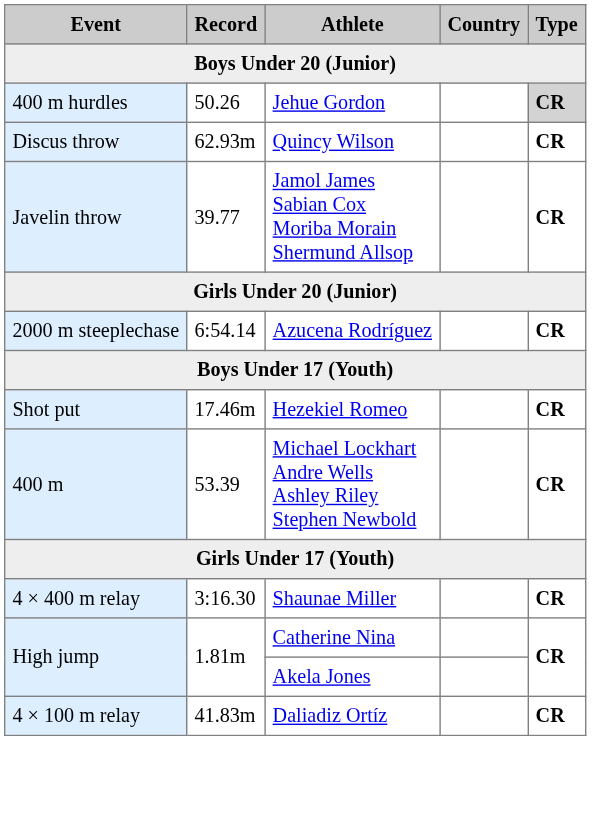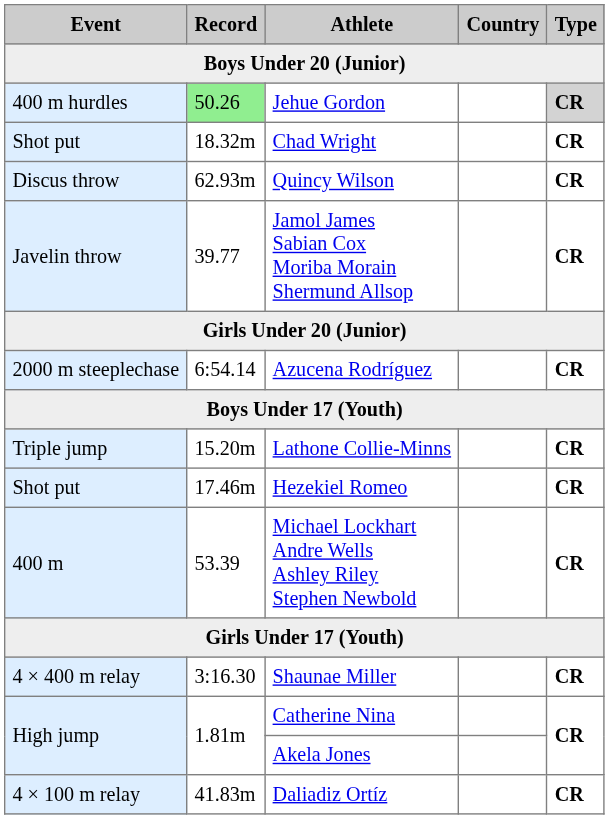(217, 102) no background -> (217, 102) lightgreen background
+ row: (324, 141)
+ row: (362, 448)
